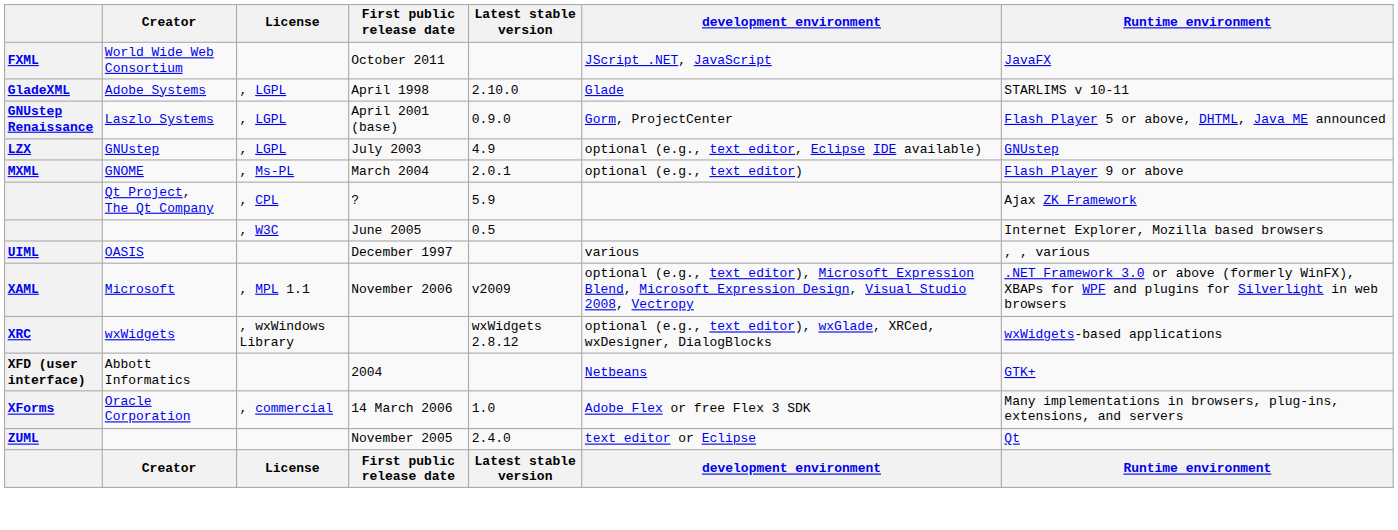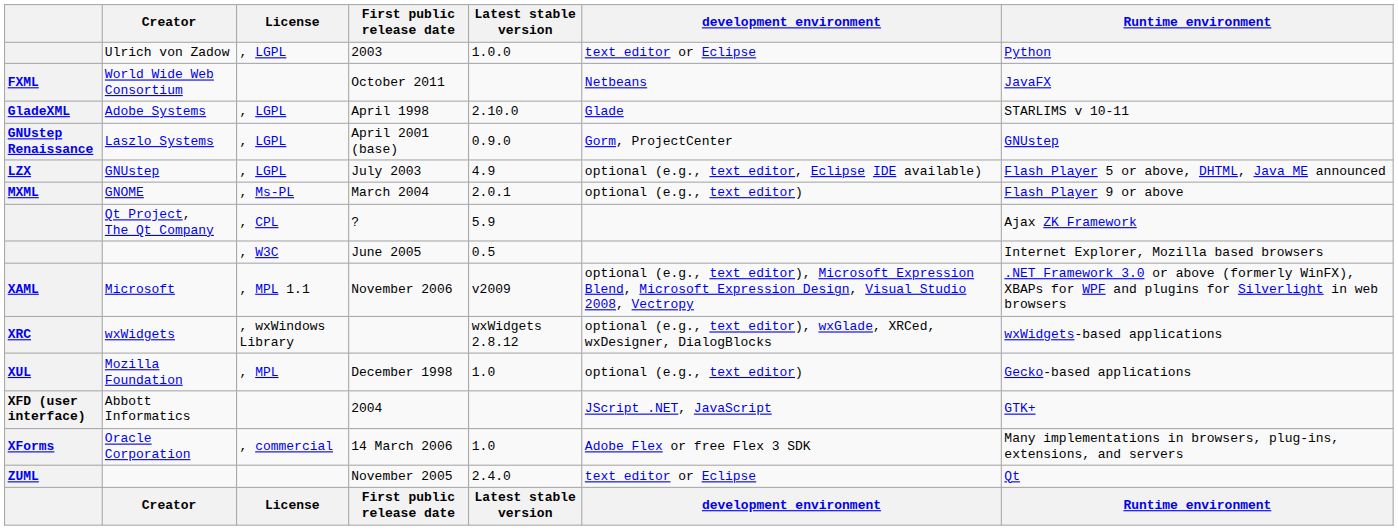+ row: (367, 53)
(678, 60) JScript .NET, JavaScript -> (616, 82) Netbeans
(1195, 119) Flash Player 5 or above, DHTML, Java ME announced -> (1032, 141) GNUstep
(1032, 149) GNUstep -> (1195, 171) Flash Player 5 or above, DHTML, Java ME announced
- row: (402, 252)
+ row: (402, 372)
(616, 372) Netbeans -> (678, 409) JScript .NET, JavaScript
